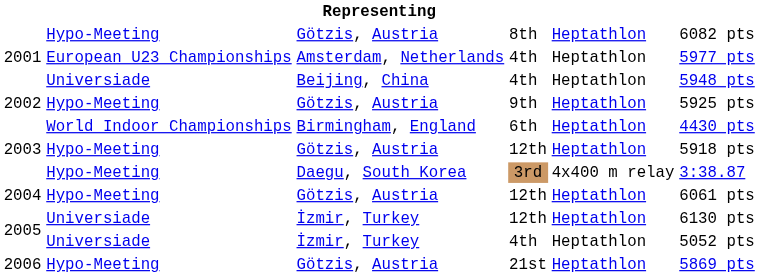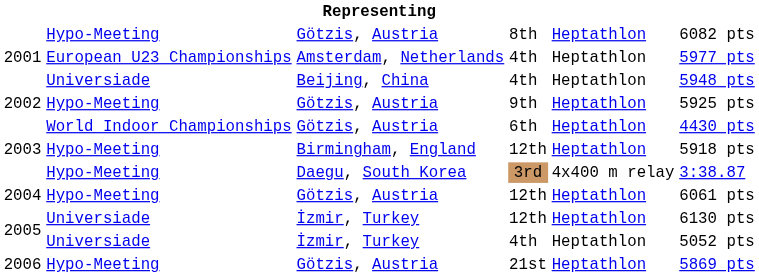(386, 127) Birmingham, England -> (367, 127) Götzis, Austria
(367, 150) Götzis, Austria -> (386, 150) Birmingham, England
